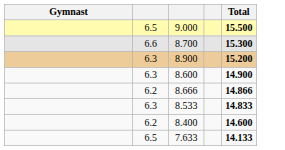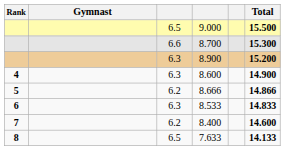+ column: (16, 12)
